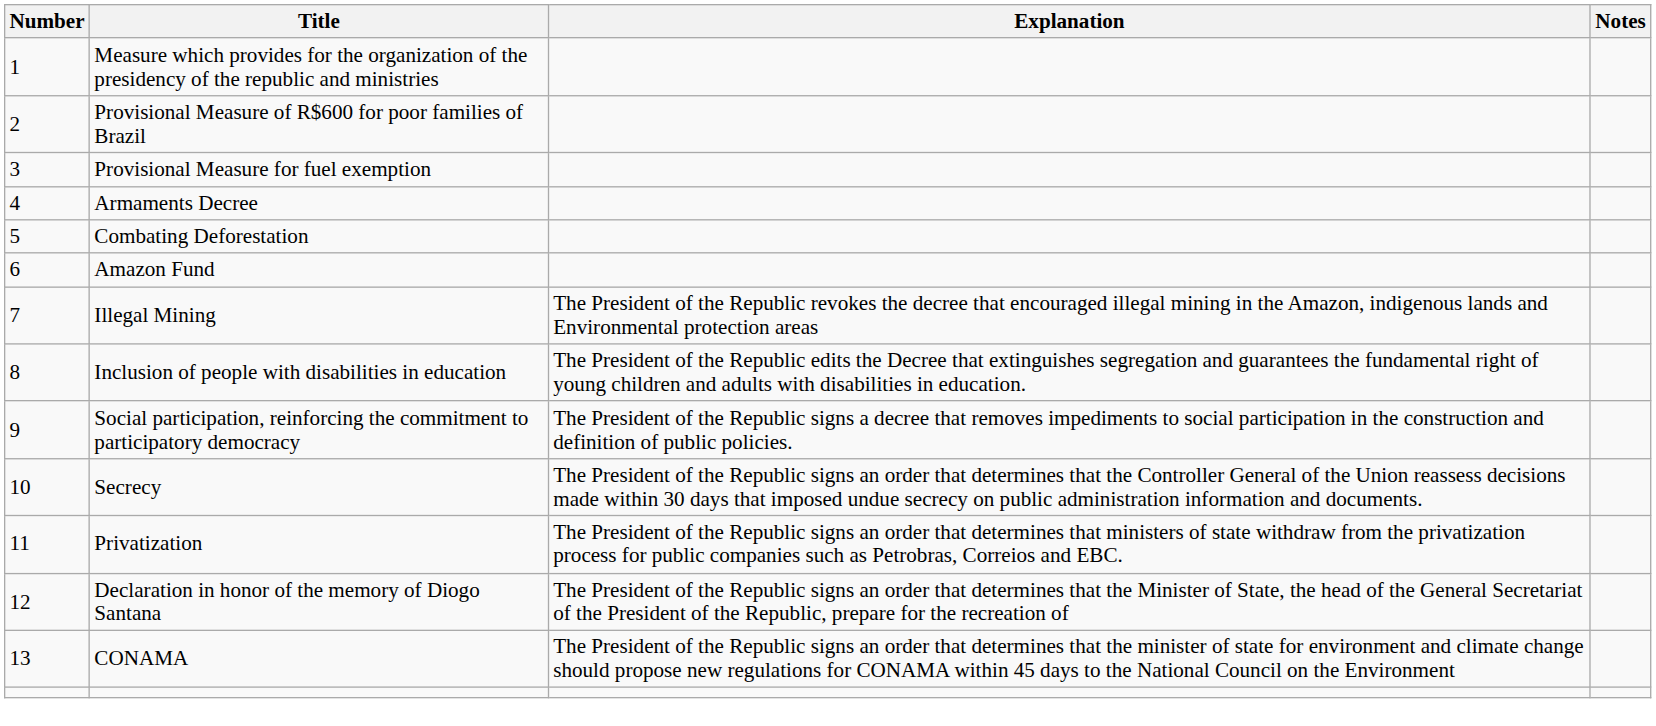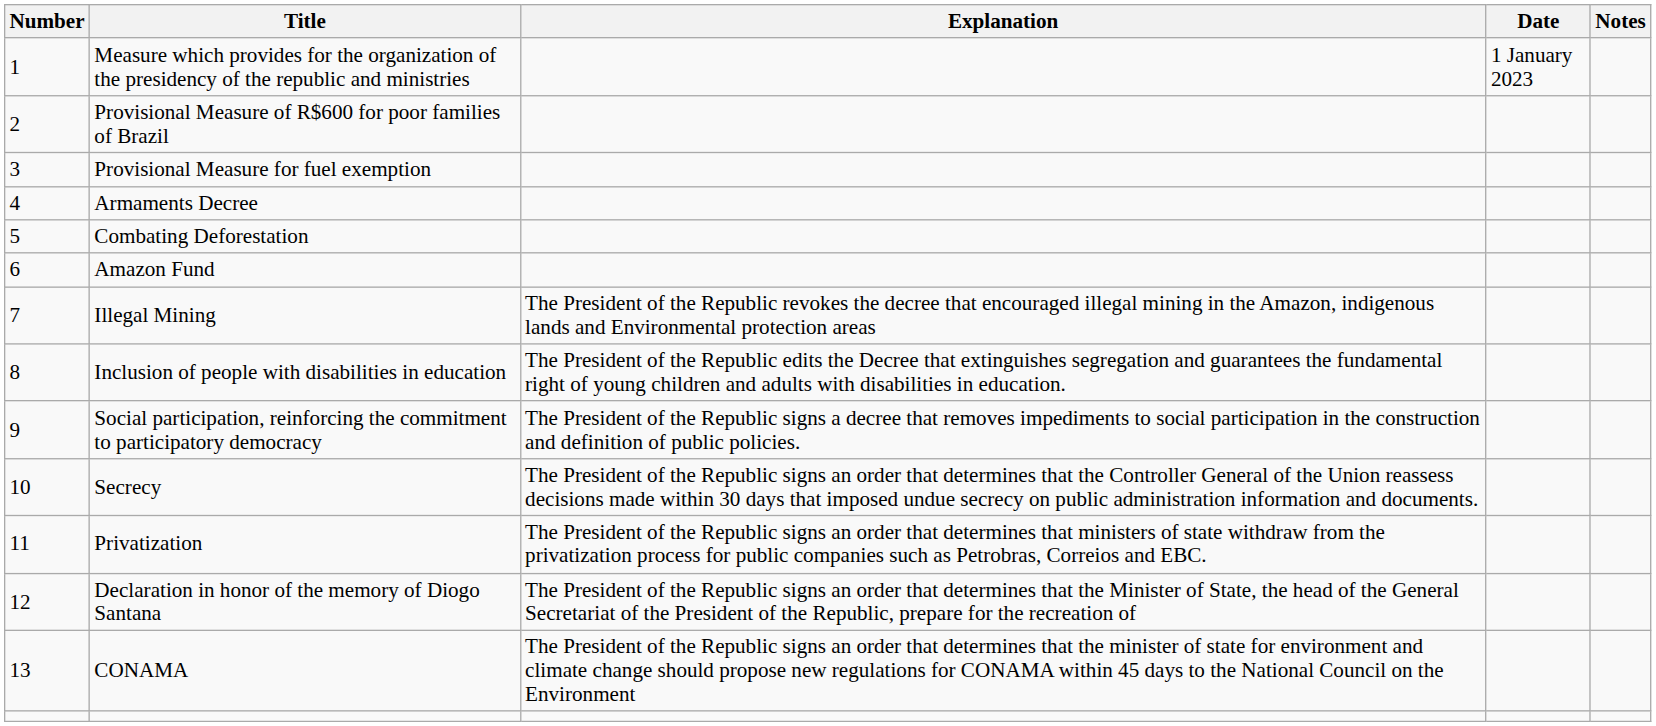+ column: (1538, 21)
